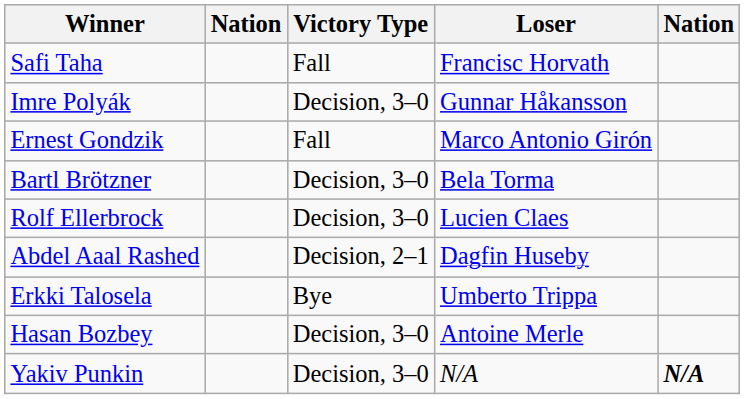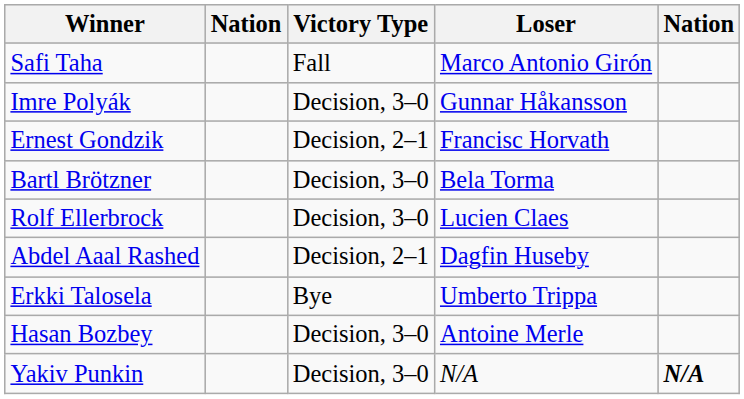(525, 62) Francisc Horvath -> (546, 62) Marco Antonio Girón
(312, 140) Fall -> (361, 140) Decision, 2–1
(546, 140) Marco Antonio Girón -> (525, 140) Francisc Horvath
